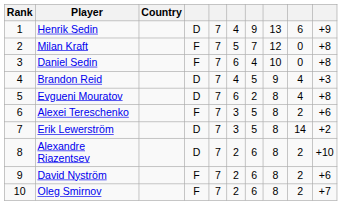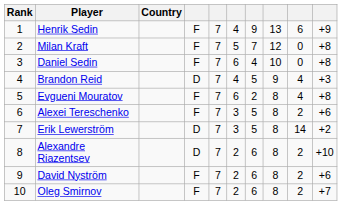(197, 29) D -> (197, 29) F
(197, 96) D -> (197, 96) F
